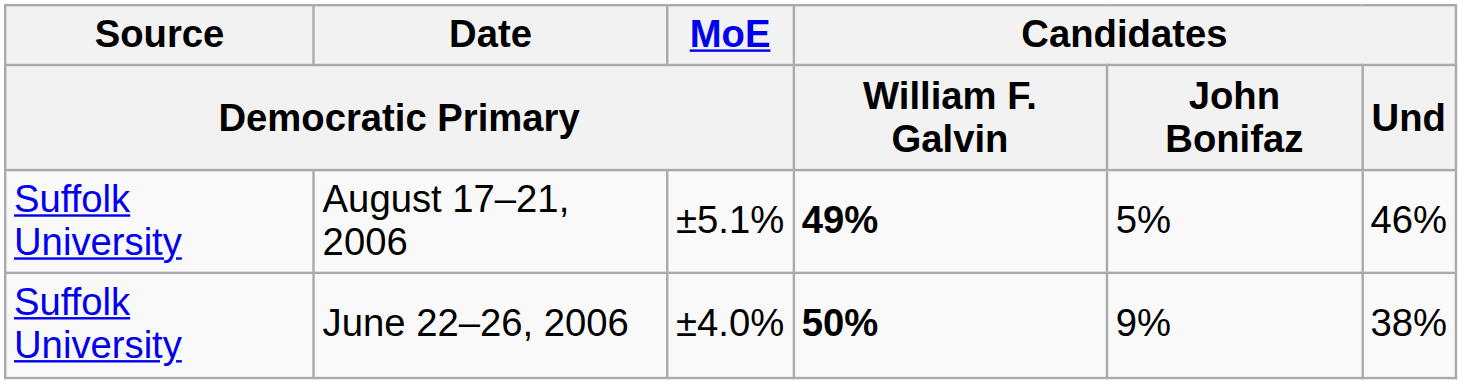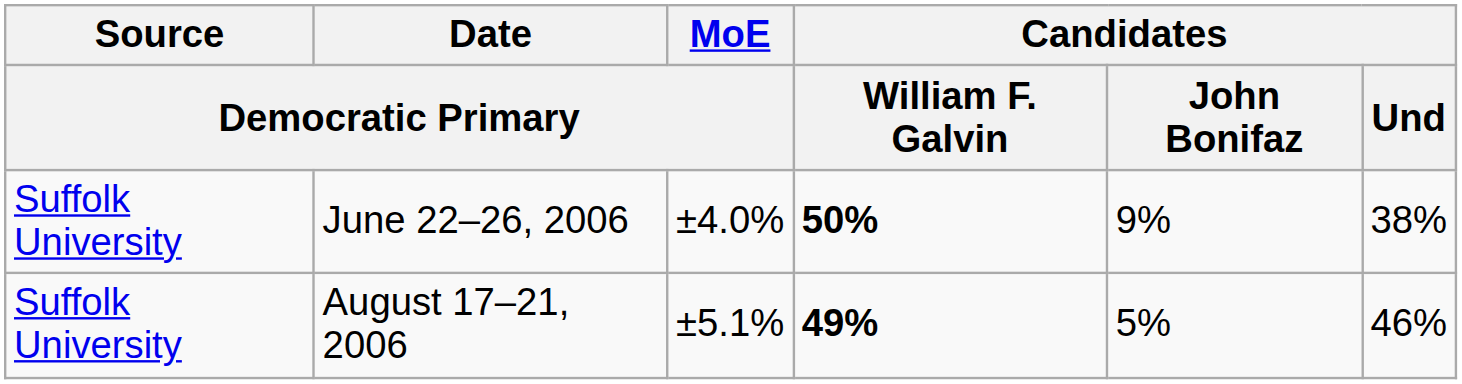rows swapped: (446, 220) <-> (476, 324)
